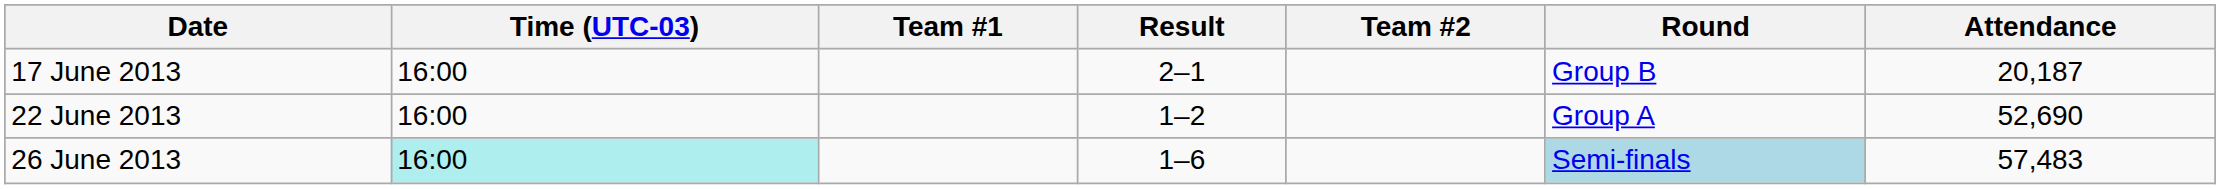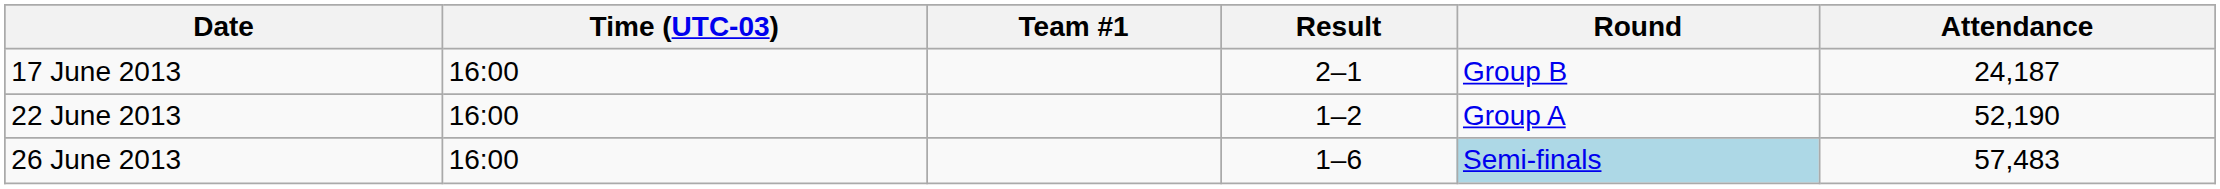- column: (1416, 26)
(2040, 71) 20,187 -> (2017, 71) 24,187
(2040, 115) 52,690 -> (2017, 115) 52,190
(432, 159) paleturquoise background -> (484, 159) no background
